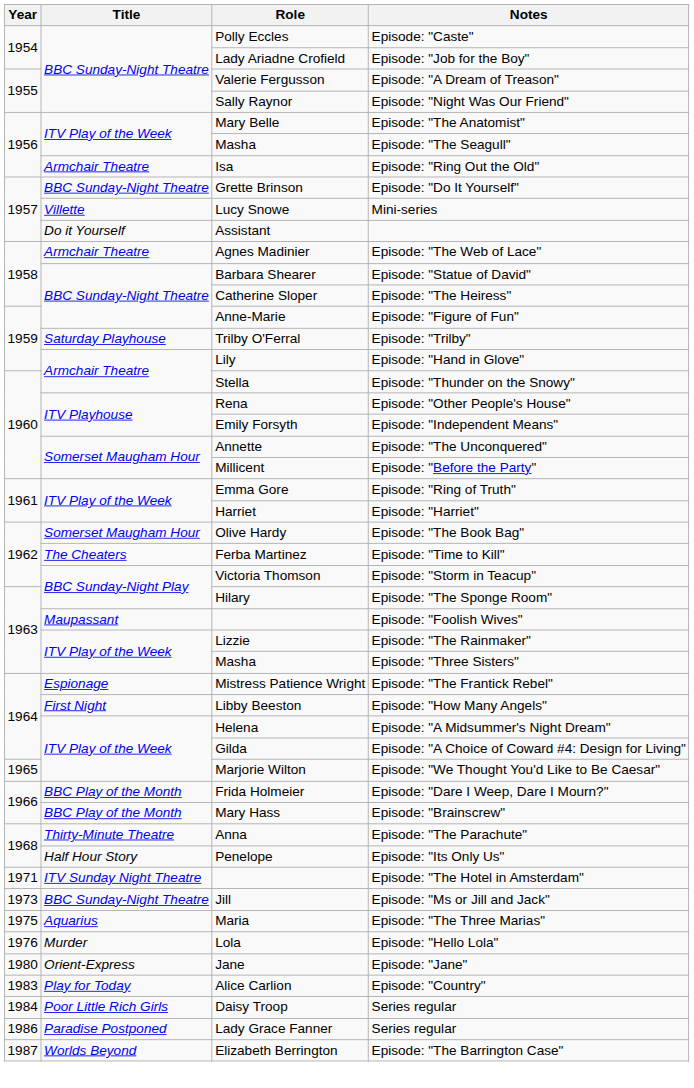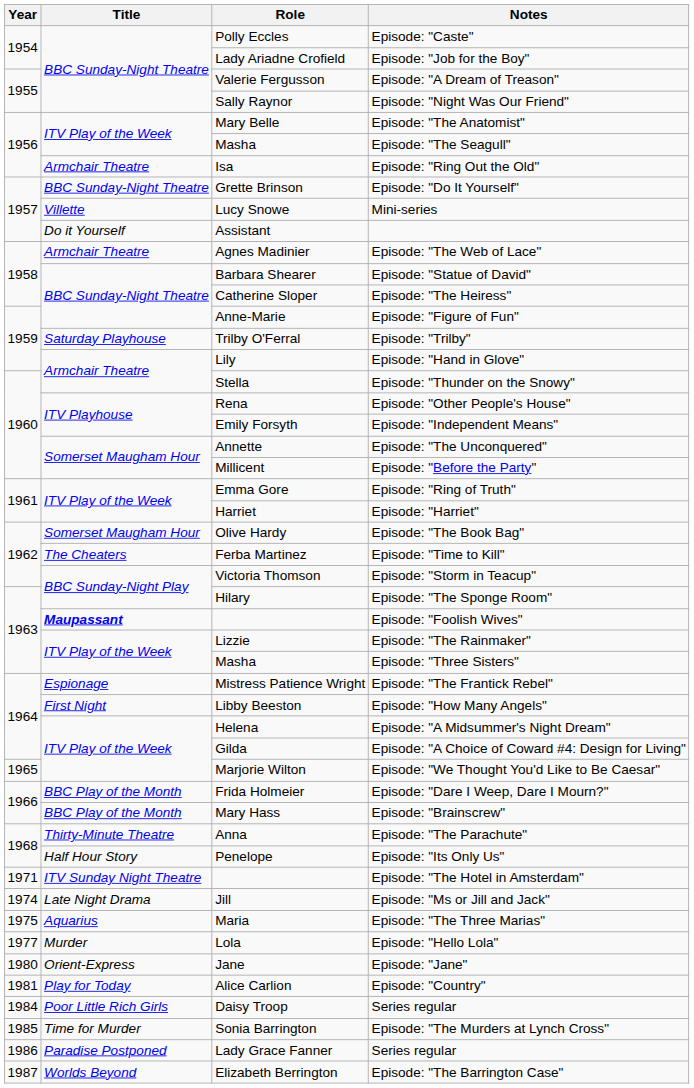(81, 619) normal -> (83, 619) bold
(23, 899) 1973 -> (23, 899) 1974
(126, 899) BBC Sunday-Night Theatre -> (97, 899) Late Night Drama
(23, 942) 1976 -> (23, 942) 1977
(23, 985) 1983 -> (23, 985) 1981
+ row: (266, 1029)
